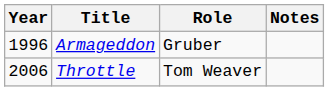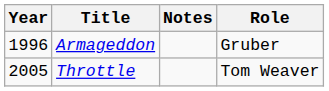columns swapped: (213, 18) <-> (295, 18)
(28, 72) 2006 -> (28, 72) 2005
